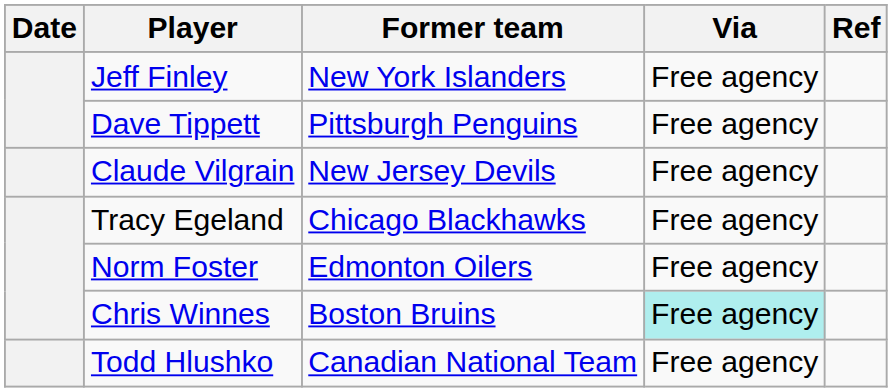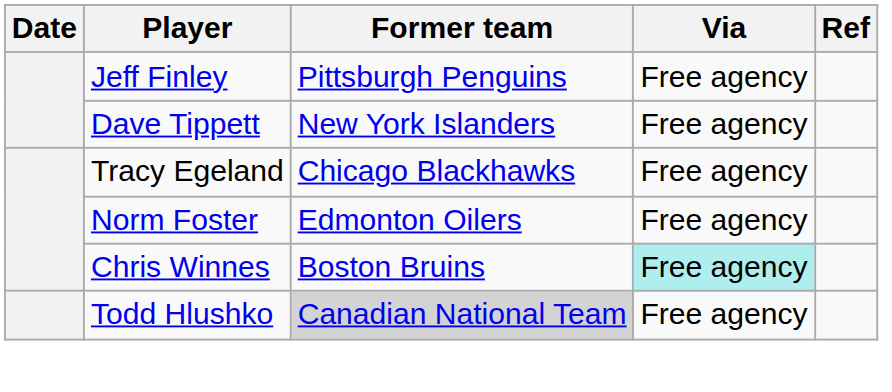(437, 76) New York Islanders -> (432, 76) Pittsburgh Penguins
(443, 123) Pittsburgh Penguins -> (426, 123) New York Islanders
- row: (193, 171)
(473, 362) no background -> (462, 314) lightgrey background
